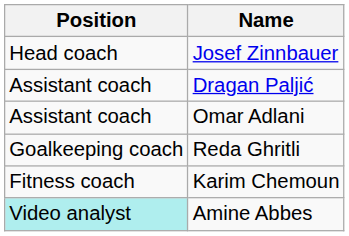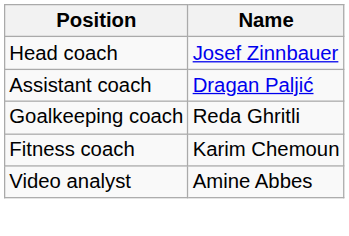- row: (249, 117)
(70, 213) paleturquoise background -> (70, 181) no background
